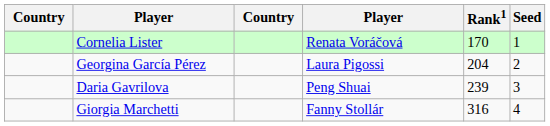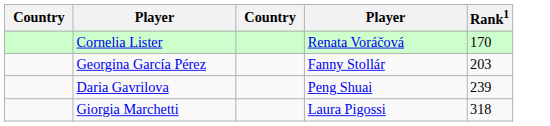- column: (527, 17)
(345, 64) Laura Pigossi -> (346, 64) Fanny Stollár
(478, 64) 204 -> (481, 64) 203
(345, 109) Fanny Stollár -> (347, 109) Laura Pigossi
(478, 109) 316 -> (481, 109) 318
